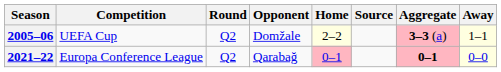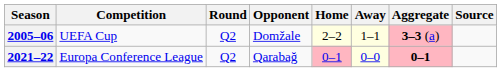columns swapped: (478, 14) <-> (374, 14)
